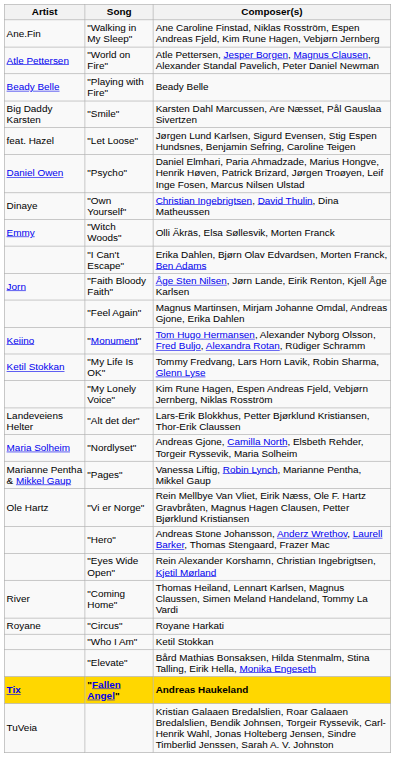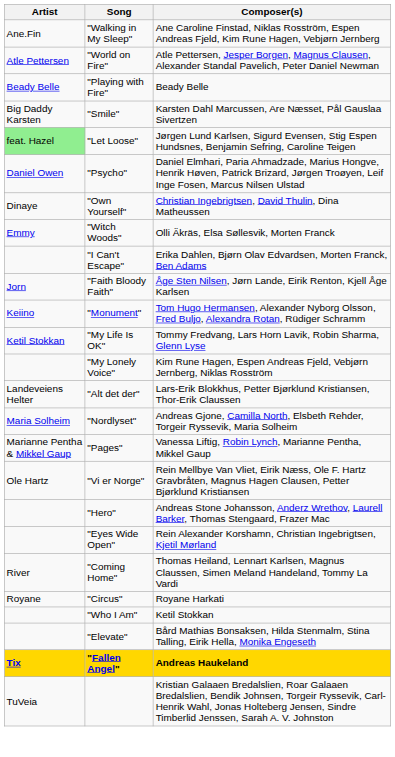(30, 141) no background -> (30, 141) lightgreen background
- row: (114, 313)
